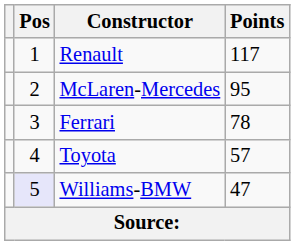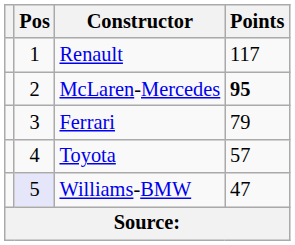(240, 88) normal -> (240, 88) bold
(240, 121) 78 -> (240, 121) 79
